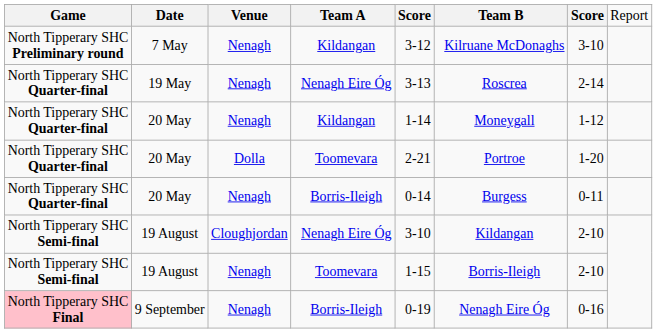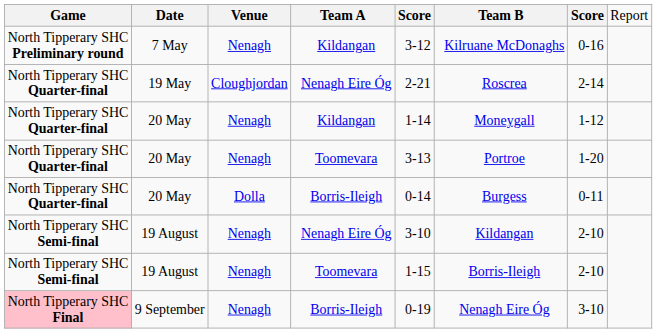(587, 45) 3-10 -> (587, 45) 0-16
(249, 83) Nenagh -> (249, 83) Cloughjordan
(414, 83) 3-13 -> (414, 83) 2-21
(249, 158) Dolla -> (249, 158) Nenagh
(414, 158) 2-21 -> (414, 158) 3-13
(249, 196) Nenagh -> (249, 196) Dolla
(249, 234) Cloughjordan -> (249, 234) Nenagh
(587, 309) 0-16 -> (587, 309) 3-10
